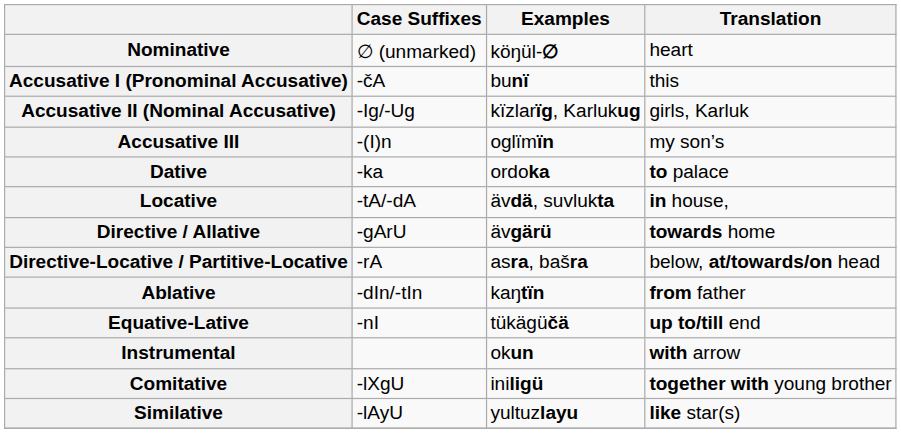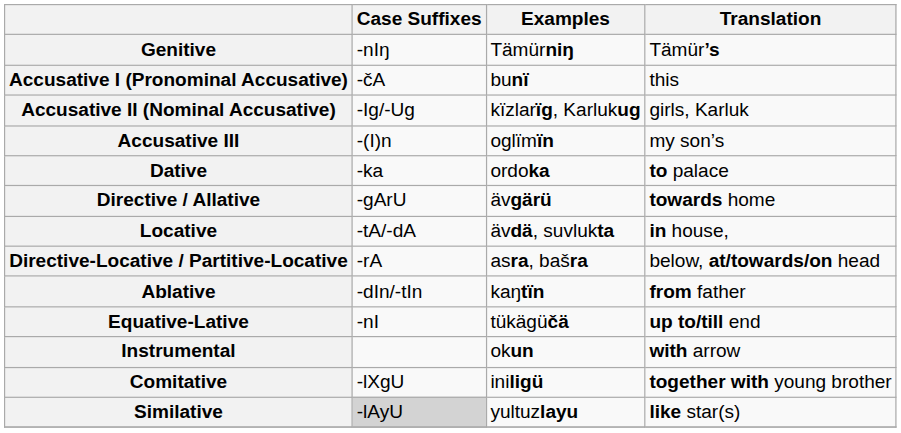- row: (178, 50)
+ row: (178, 49)
rows swapped: (178, 232) <-> (178, 201)
(380, 413) no background -> (380, 412) lightgrey background
